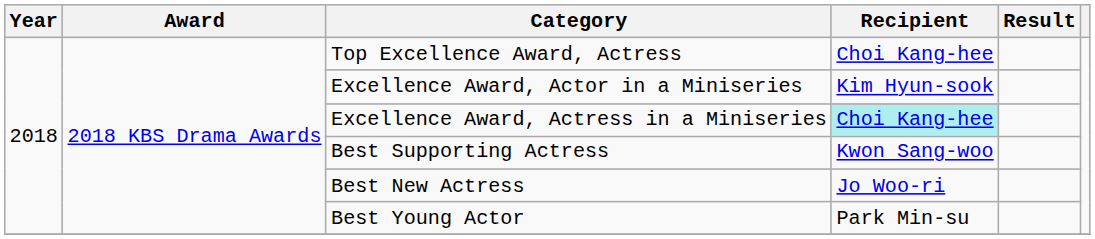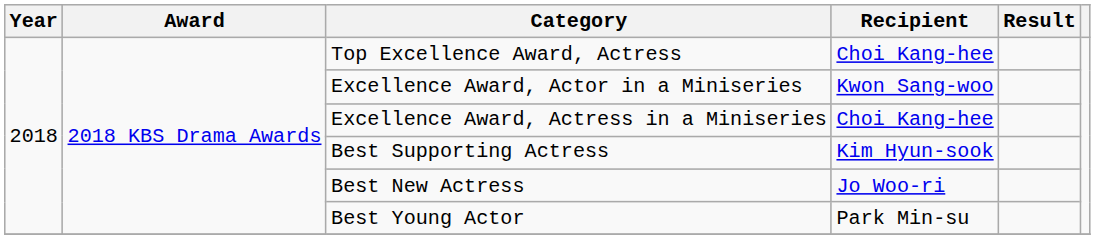(915, 87) Kim Hyun-sook -> (915, 87) Kwon Sang-woo
(915, 120) paleturquoise background -> (915, 120) no background
(915, 153) Kwon Sang-woo -> (915, 153) Kim Hyun-sook
